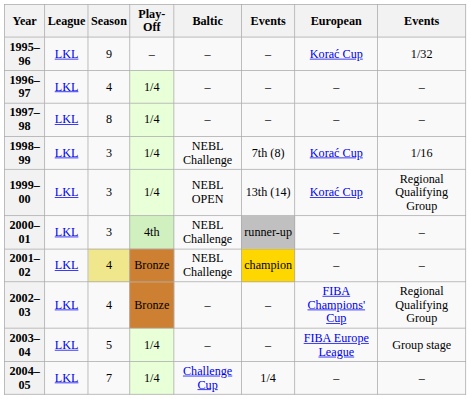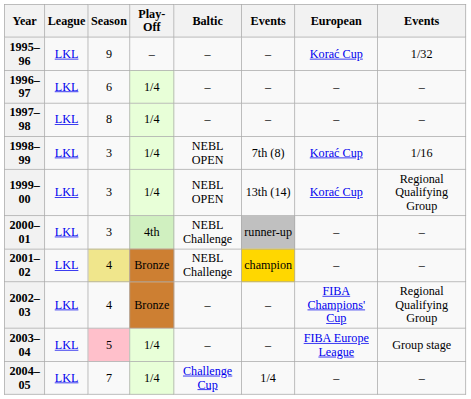(109, 86) 4 -> (109, 86) 6
(208, 152) NEBL Challenge -> (208, 152) NEBL OPEN
(109, 345) no background -> (109, 345) pink background
